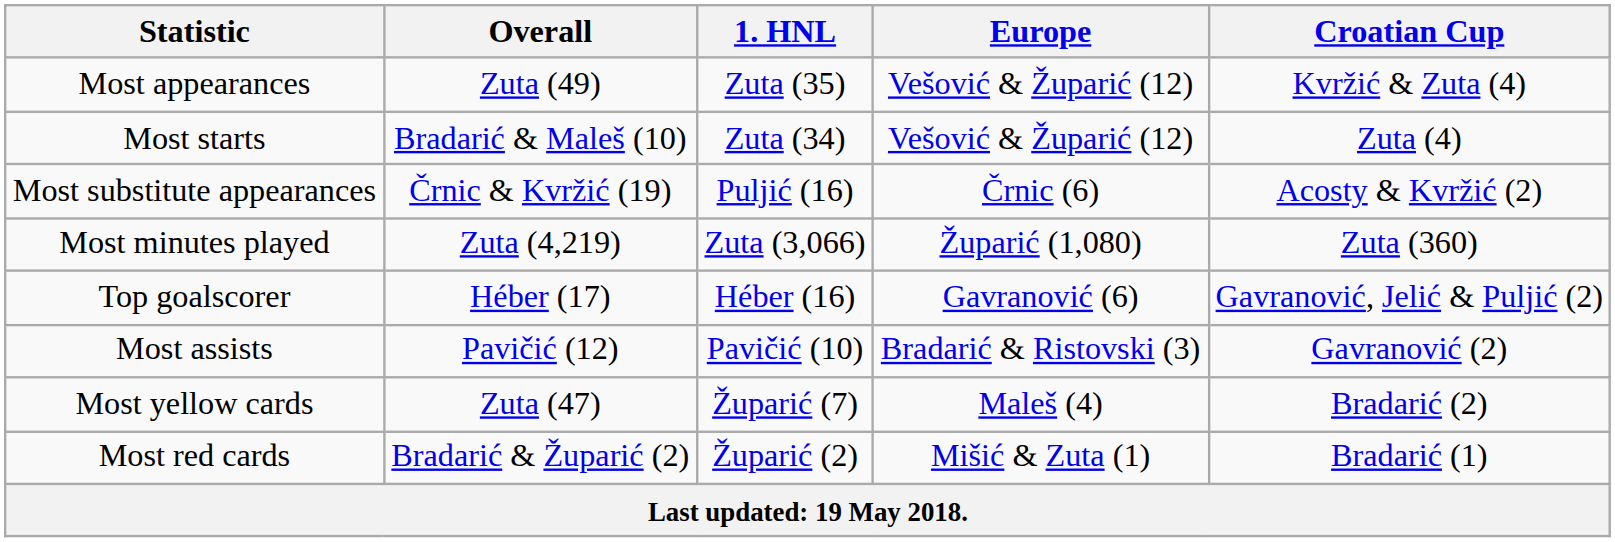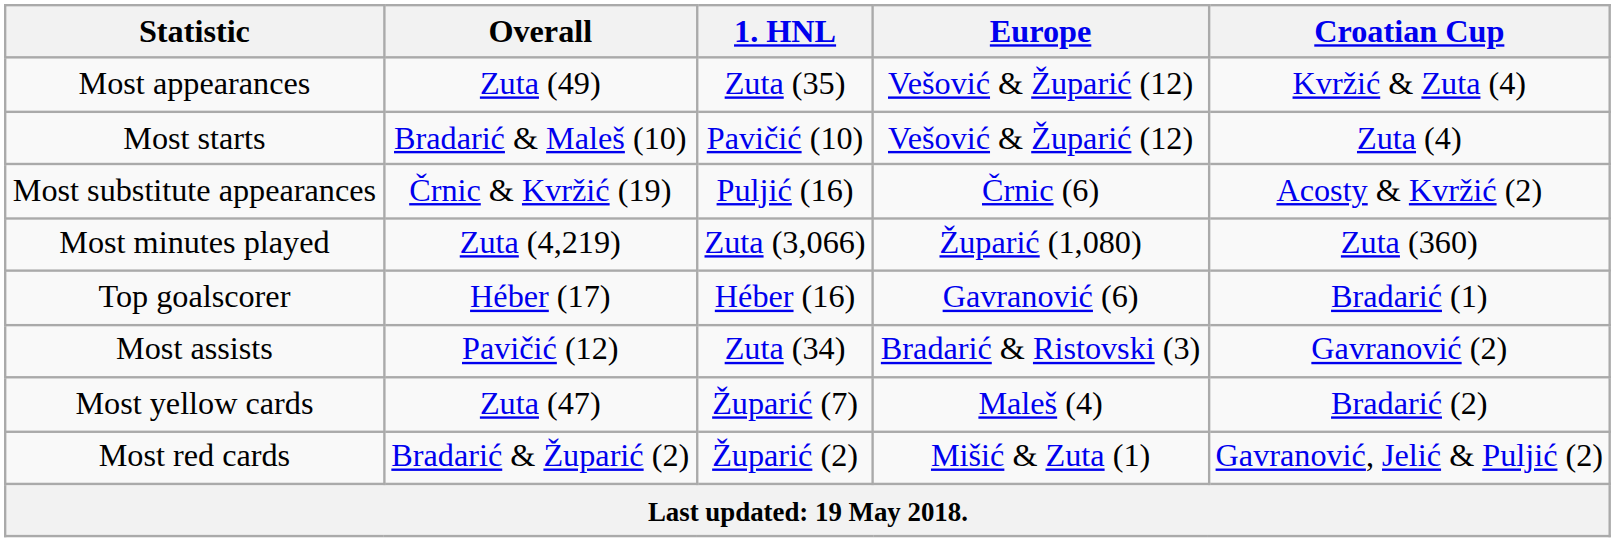(785, 137) Zuta (34) -> (785, 137) Pavičić (10)
(1409, 296) Gavranović, Jelić & Puljić (2) -> (1409, 296) Bradarić (1)
(785, 349) Pavičić (10) -> (785, 349) Zuta (34)
(1409, 456) Bradarić (1) -> (1409, 456) Gavranović, Jelić & Puljić (2)
